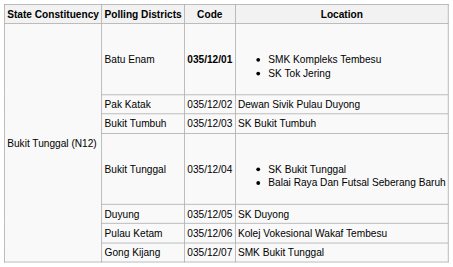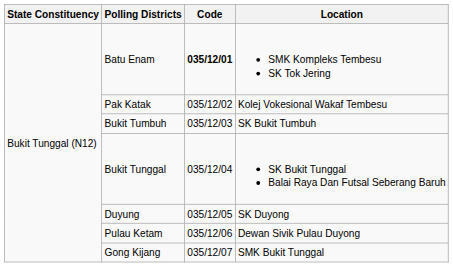(299, 105) Dewan Sivik Pulau Duyong -> (313, 105) Kolej Vokesional Wakaf Tembesu
(313, 233) Kolej Vokesional Wakaf Tembesu -> (299, 233) Dewan Sivik Pulau Duyong
